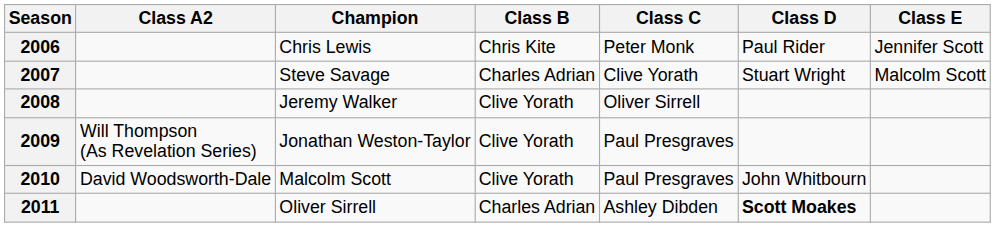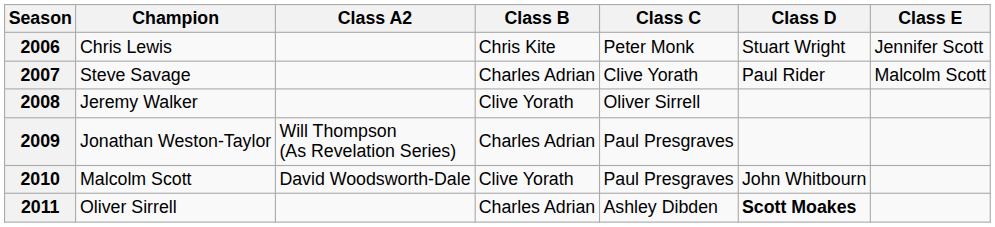columns swapped: (375, 18) <-> (176, 18)
(783, 46) Paul Rider -> (794, 46) Stuart Wright
(794, 74) Stuart Wright -> (783, 74) Paul Rider
(526, 141) Clive Yorath -> (537, 141) Charles Adrian
